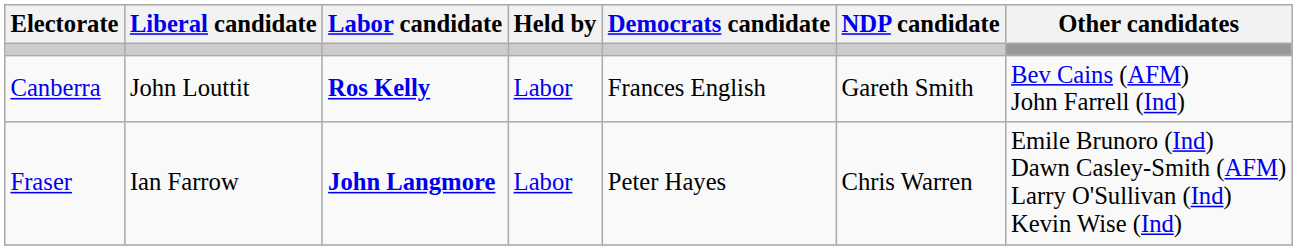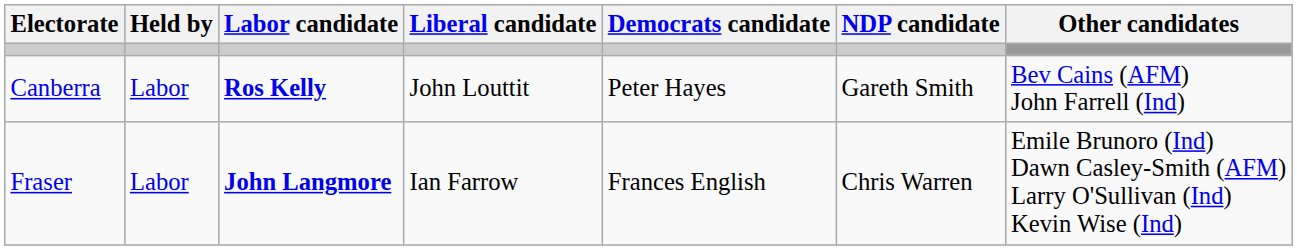columns swapped: (555, 24) <-> (223, 24)
(687, 88) Frances English -> (667, 88) Peter Hayes
(667, 182) Peter Hayes -> (687, 182) Frances English
